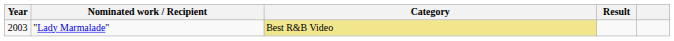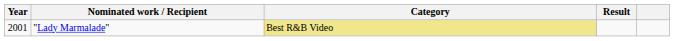(18, 28) 2003 -> (18, 28) 2001
